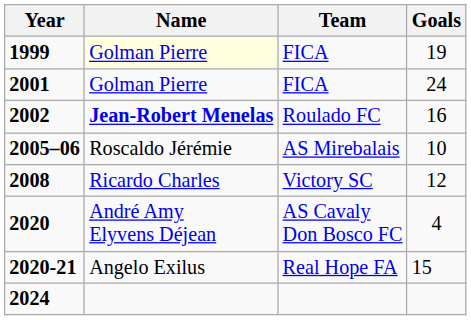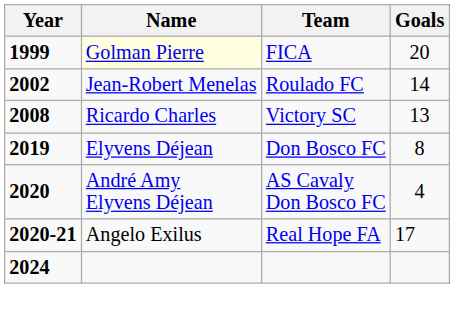(436, 52) 19 -> (420, 52) 20
- row: (29, 84)
(181, 116) bold -> (171, 84) normal
(436, 116) 16 -> (420, 84) 14
- row: (45, 148)
(436, 180) 12 -> (420, 116) 13
+ row: (29, 148)
(422, 266) 15 -> (405, 235) 17
